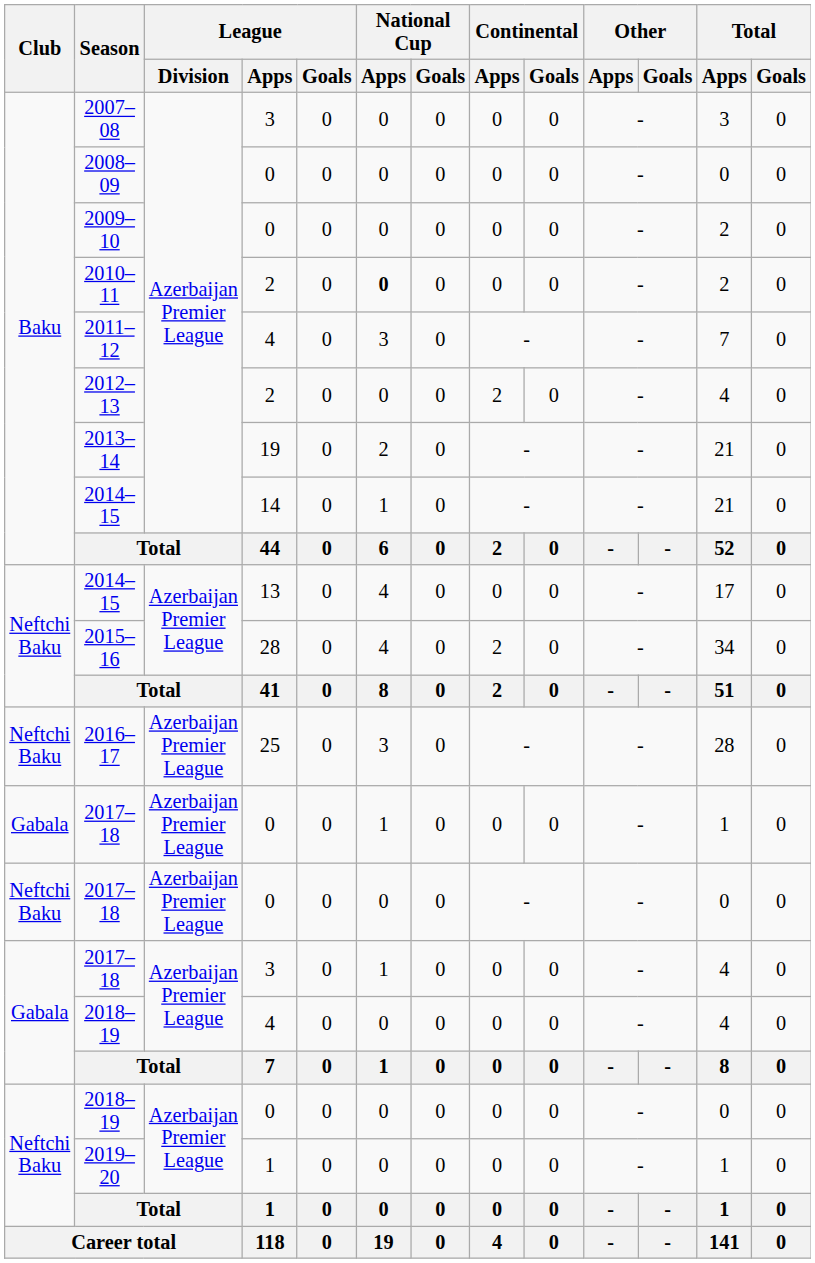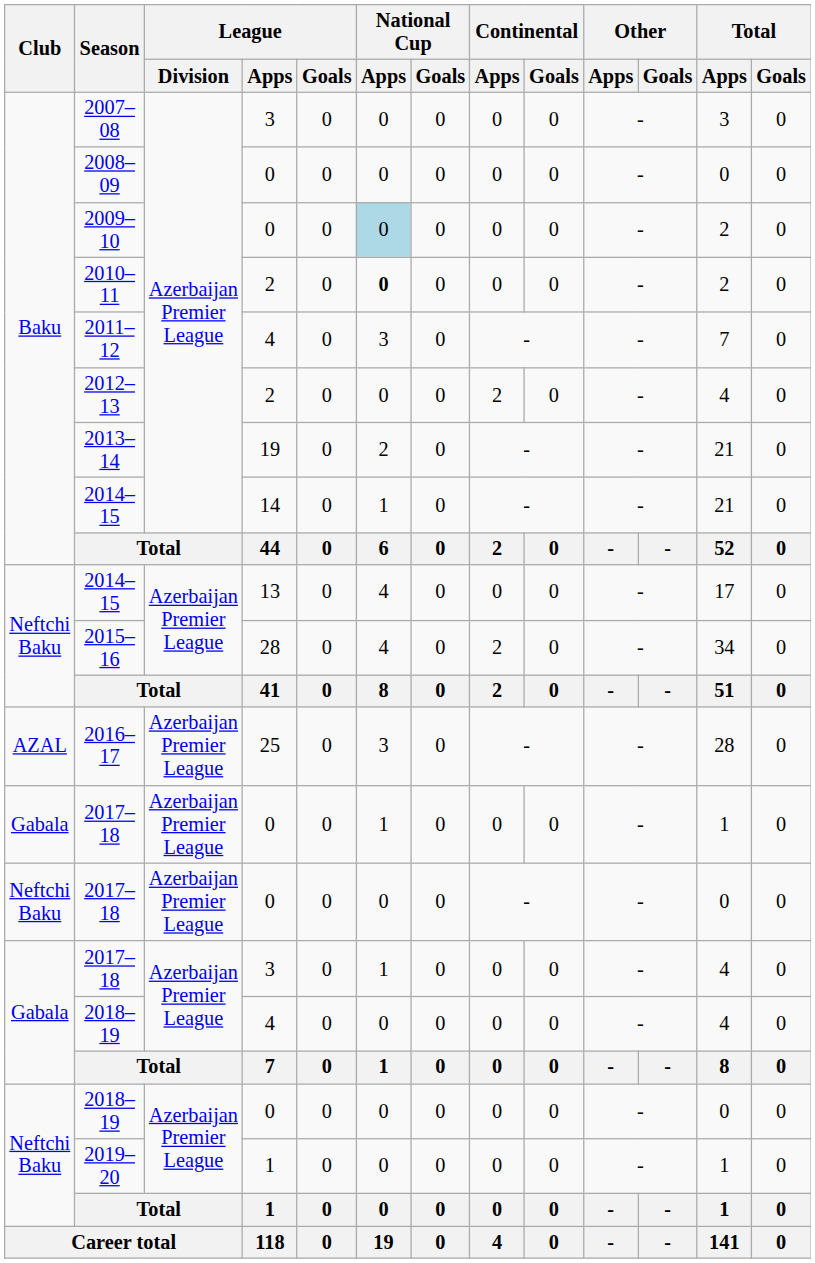(384, 229) no background -> (384, 229) lightblue background
(40, 746) Neftchi Baku -> (40, 746) AZAL
